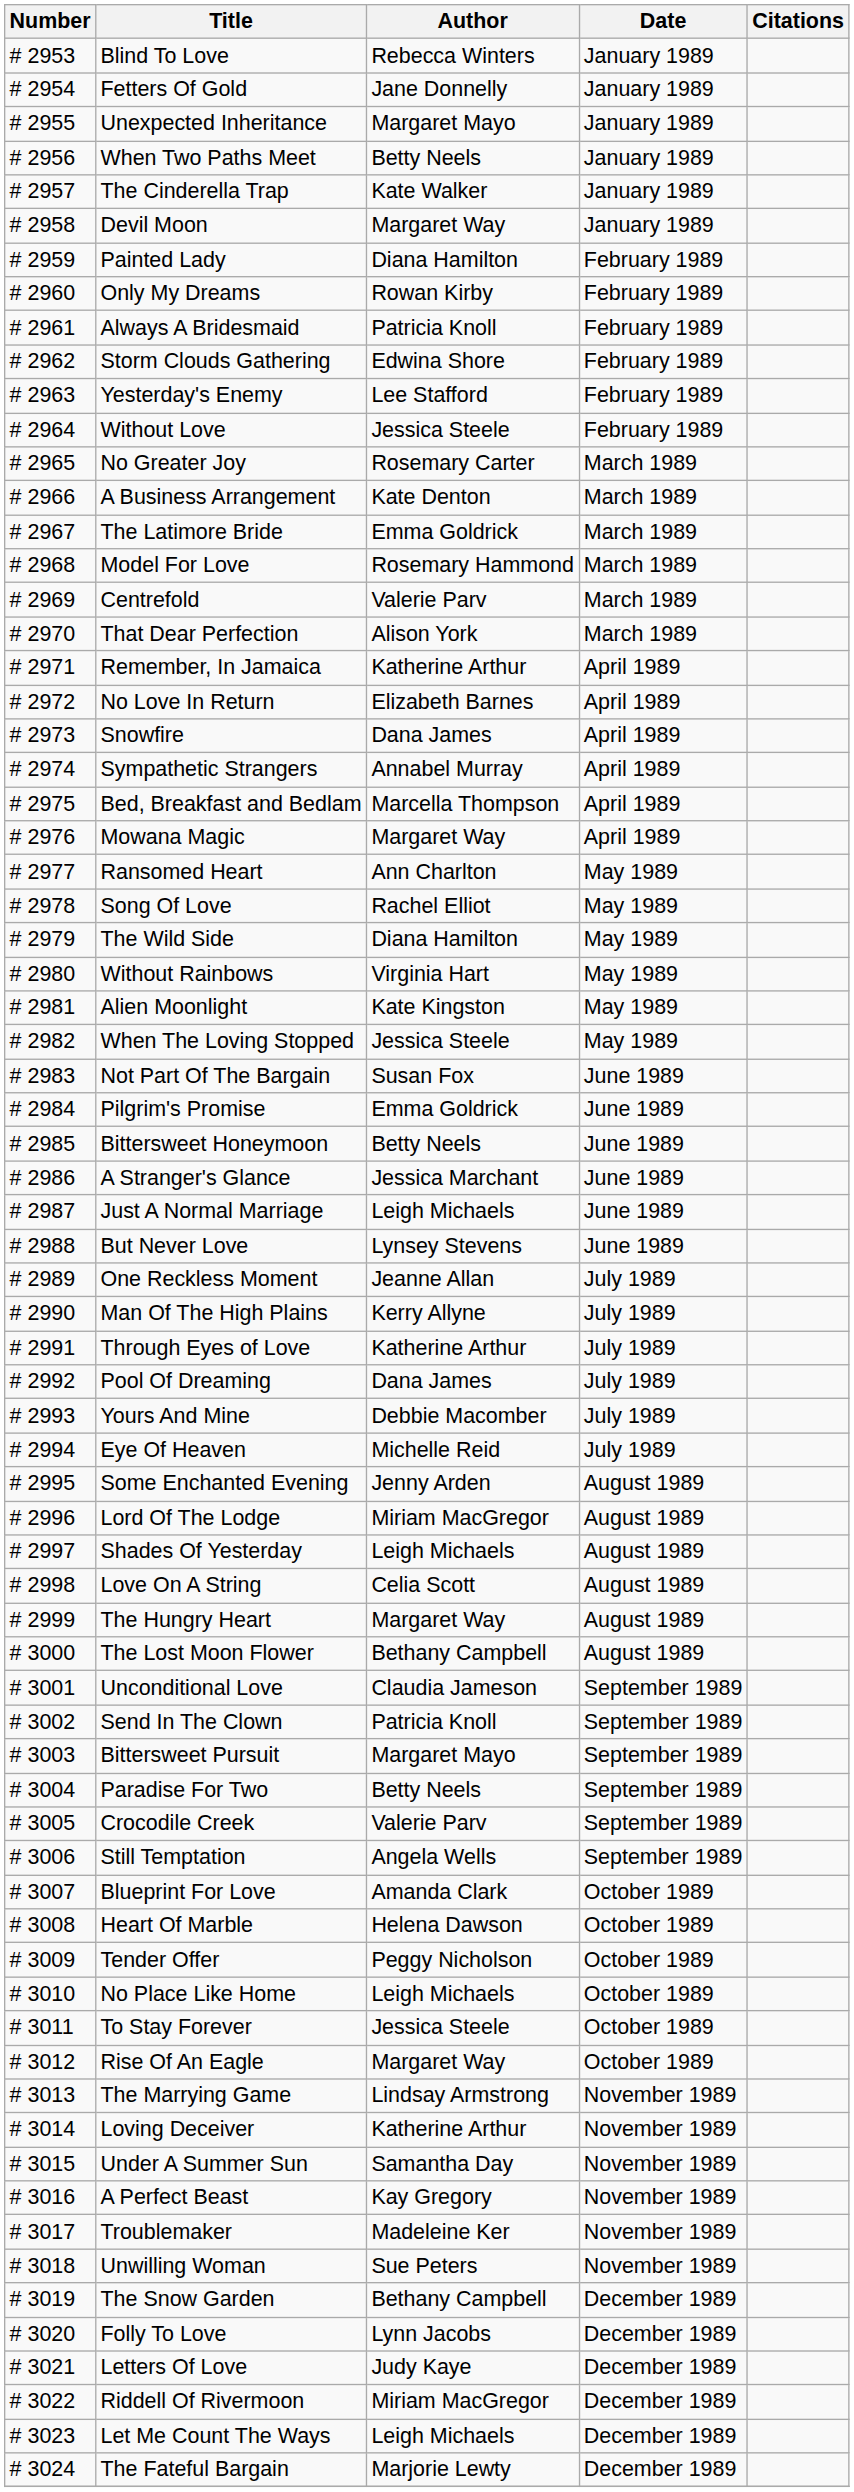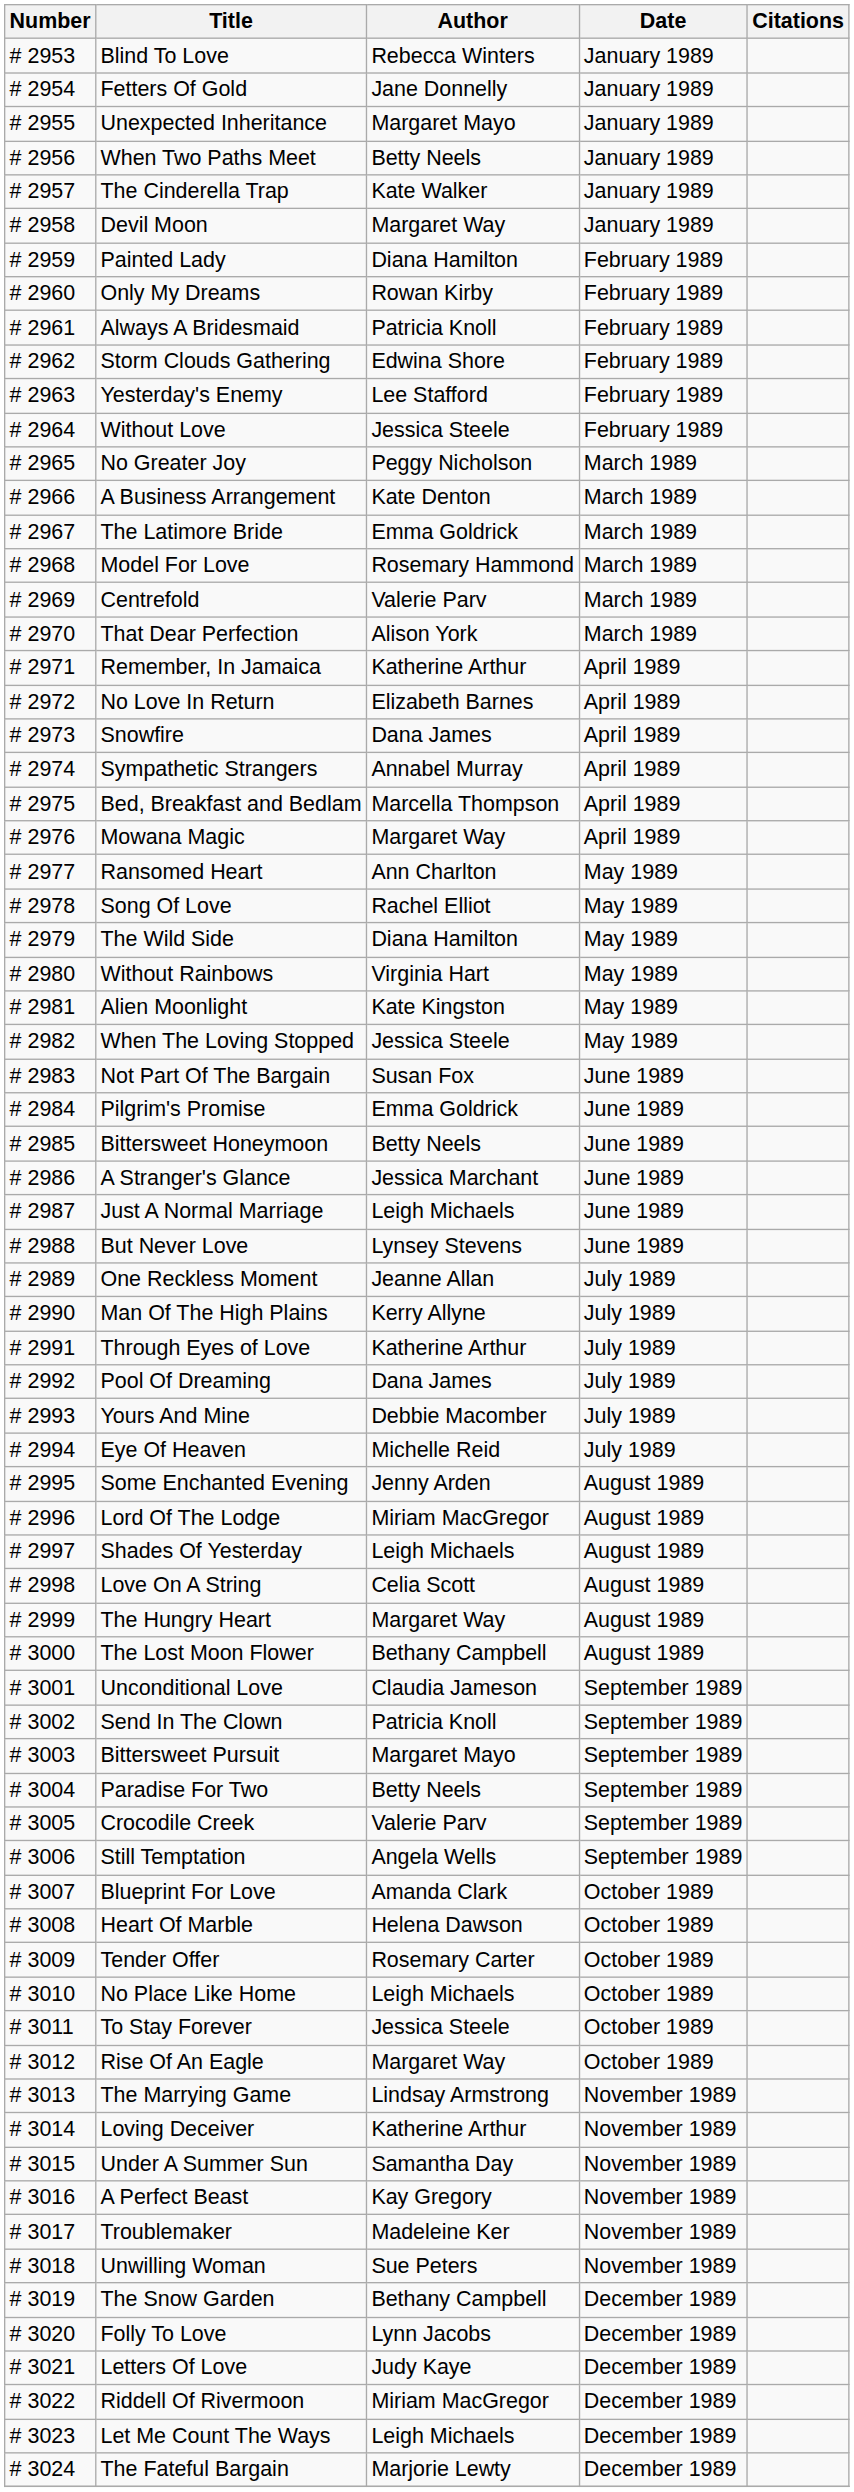(453, 463) Rosemary Carter -> (452, 463) Peggy Nicholson
(452, 1959) Peggy Nicholson -> (453, 1959) Rosemary Carter
